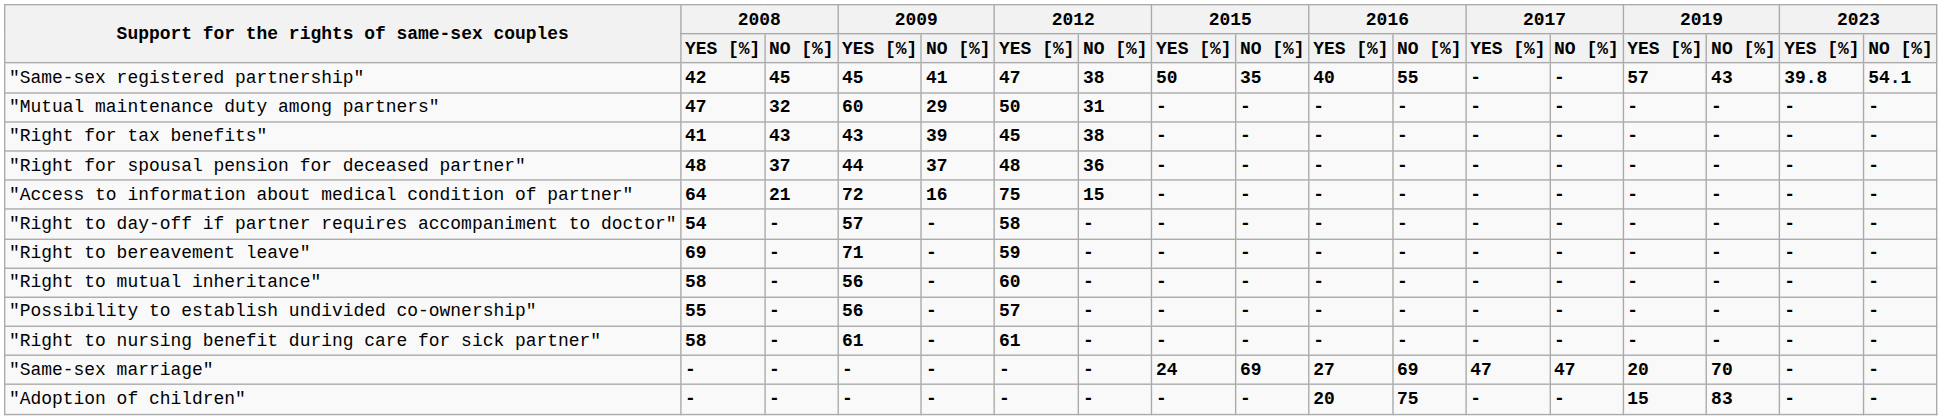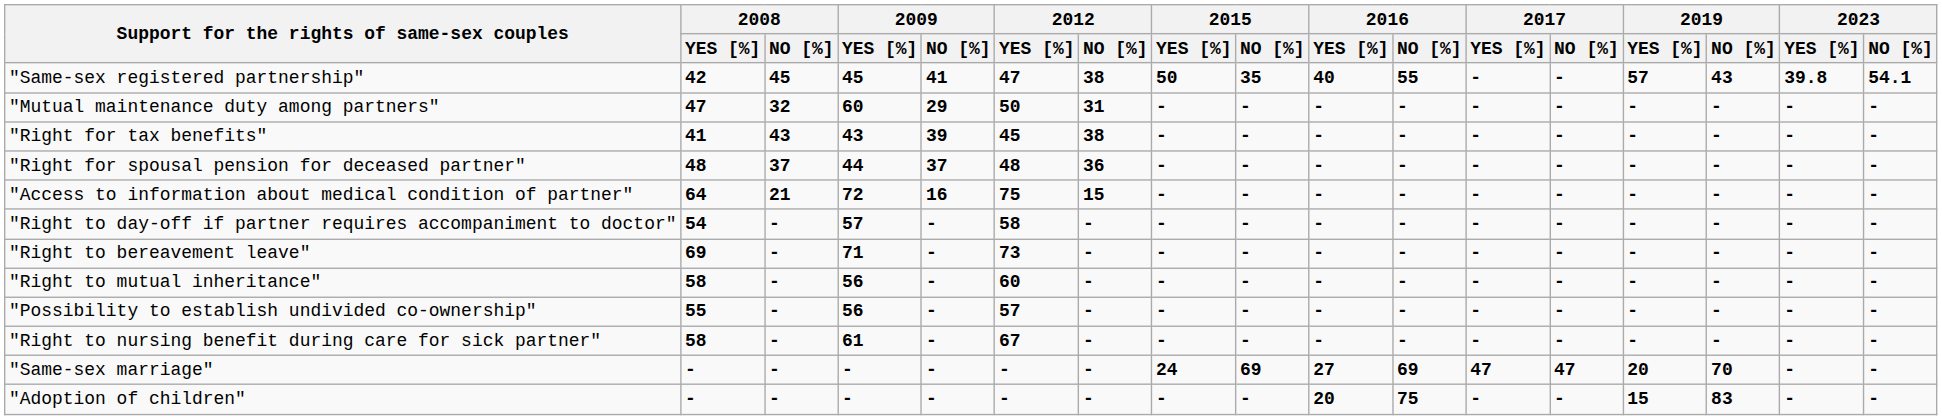(1010, 253) 59 -> (1010, 253) 73
(1010, 341) 61 -> (1010, 341) 67
